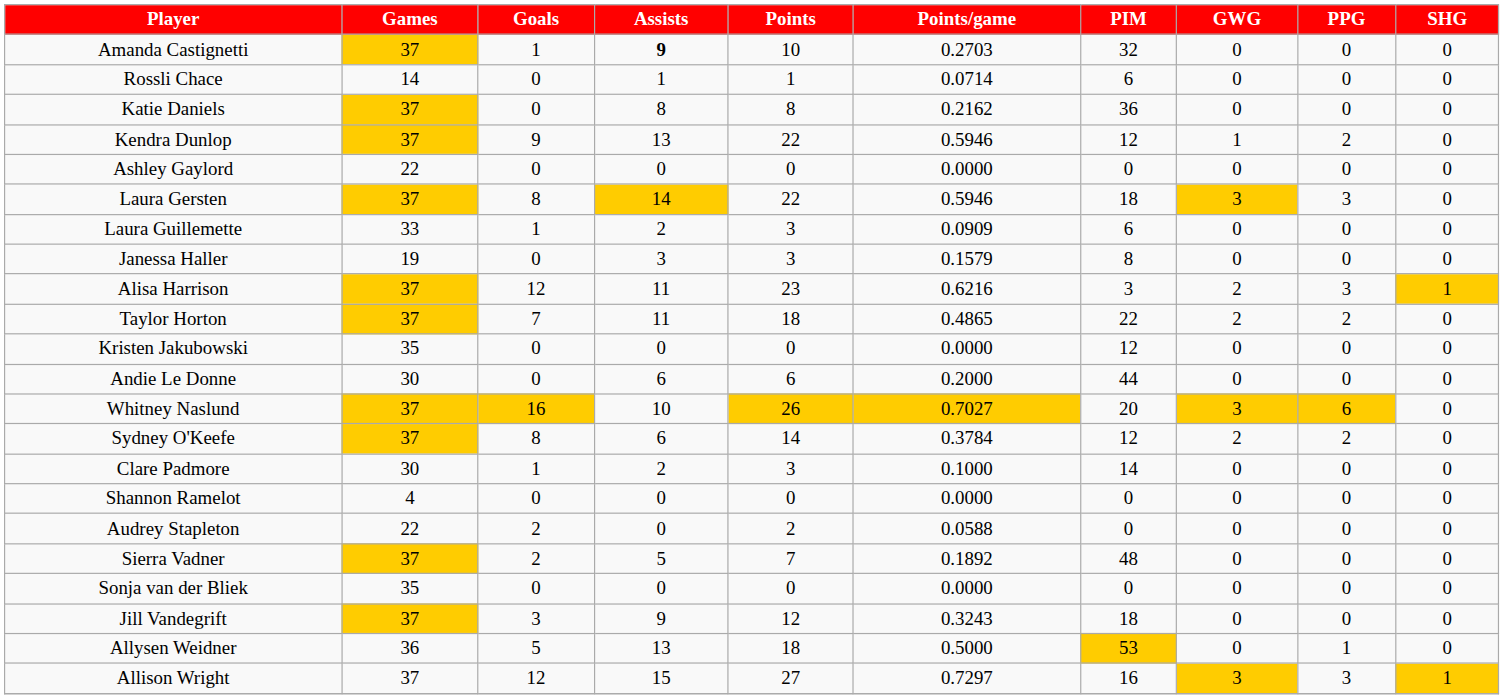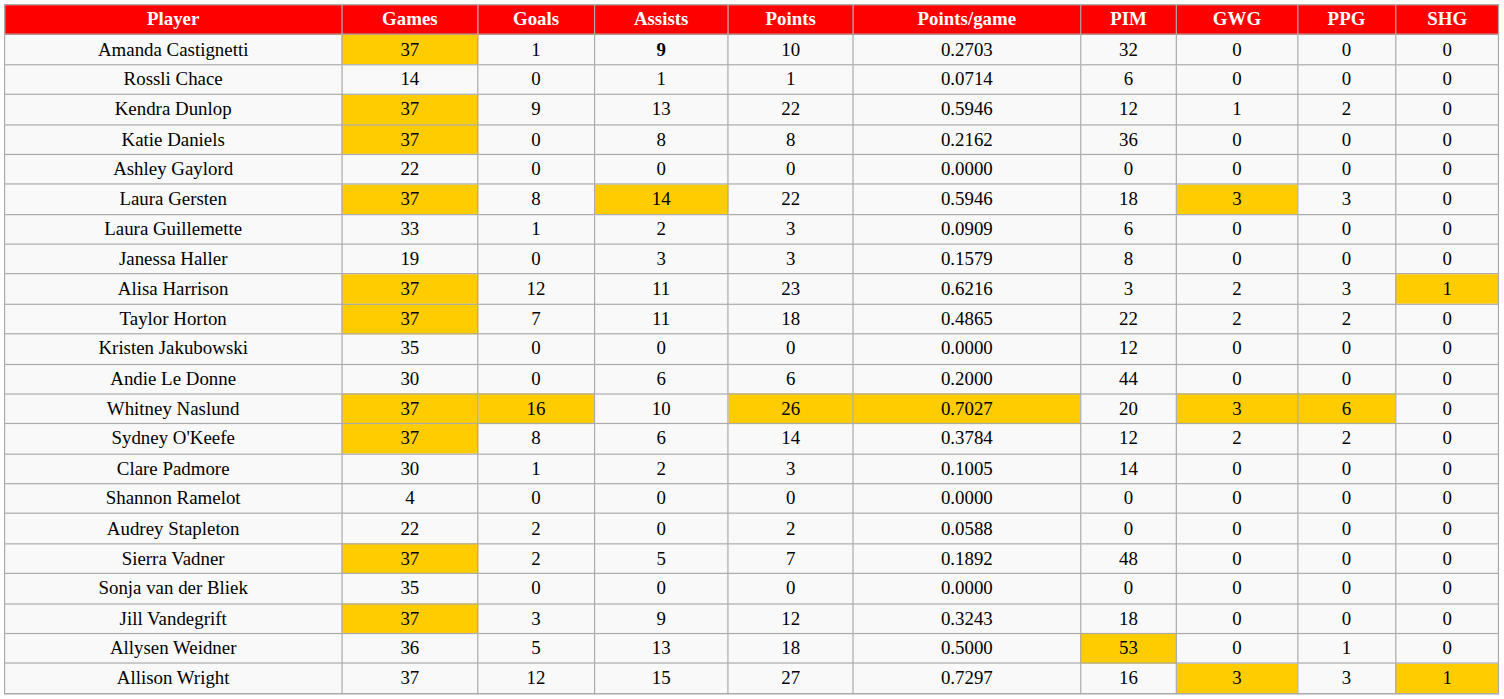rows swapped: (173, 109) <-> (173, 139)
(967, 468) 0.1000 -> (967, 468) 0.1005
